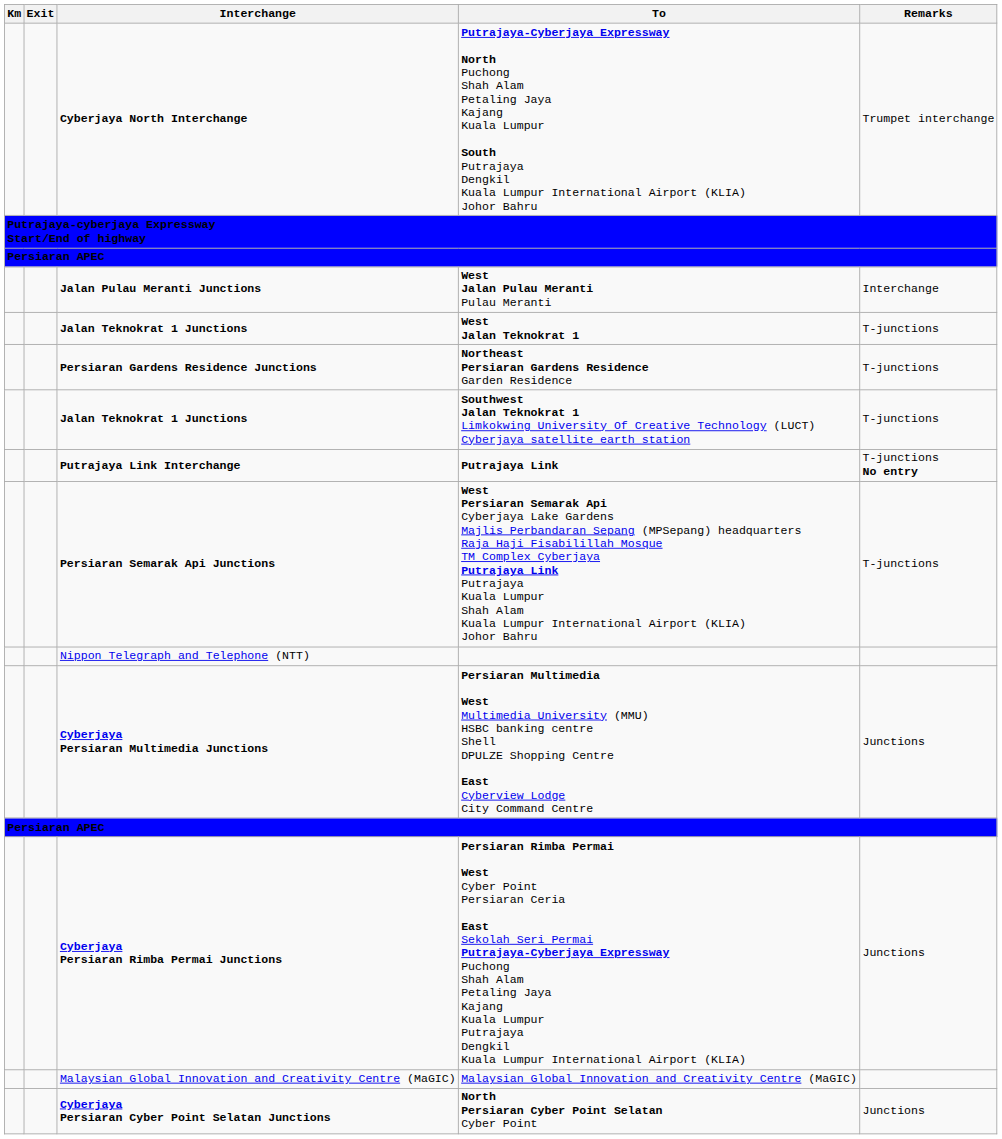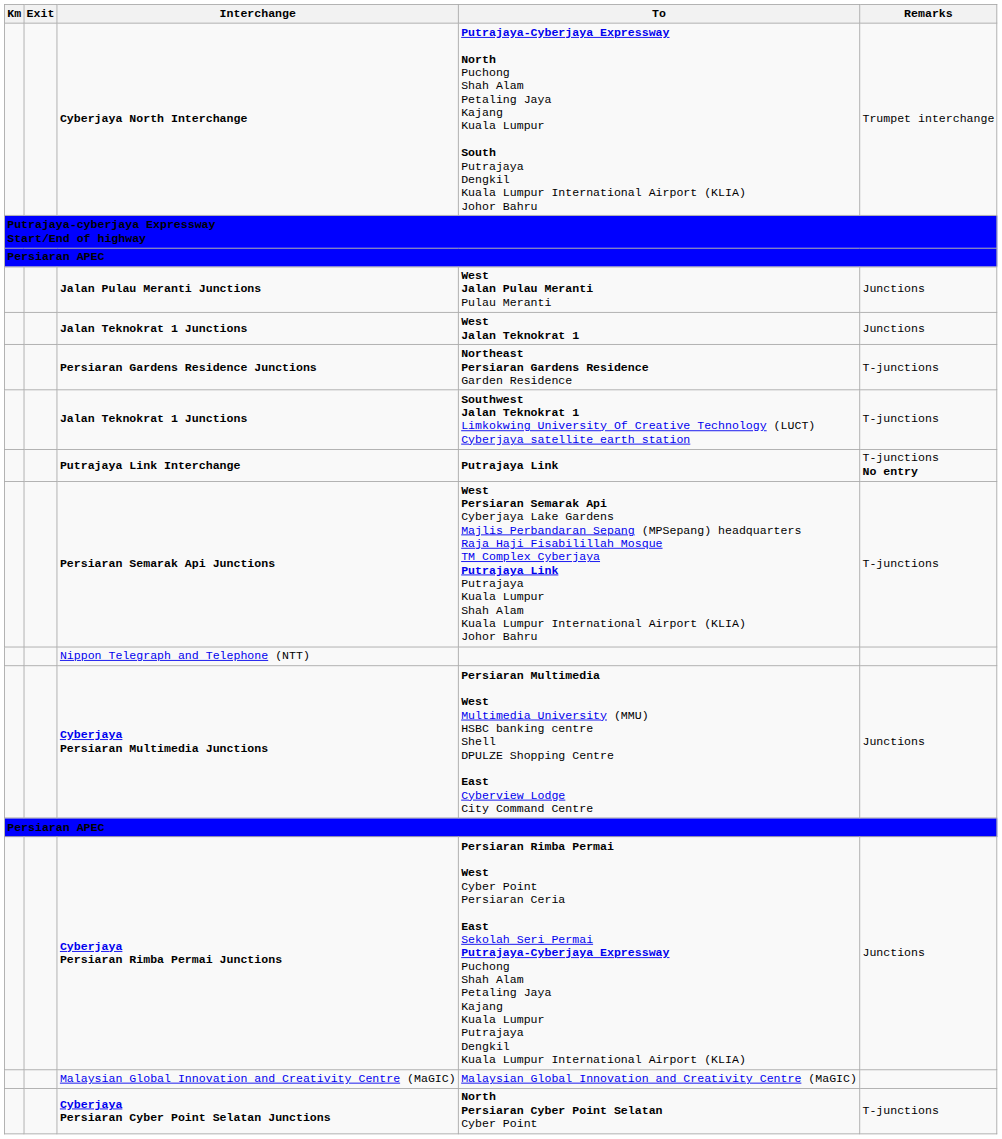(901, 290) Interchange -> (894, 290) Junctions
(901, 328) T-junctions -> (894, 328) Junctions
(894, 1111) Junctions -> (901, 1111) T-junctions
